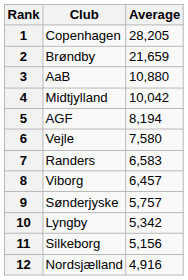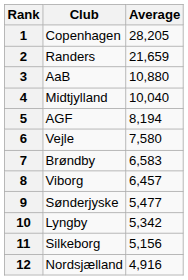(70, 56) Brøndby -> (70, 56) Randers
(149, 98) 10,042 -> (149, 98) 10,040
(70, 160) Randers -> (70, 160) Brøndby
(145, 202) 5,757 -> (145, 202) 5,477
